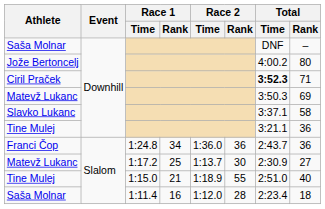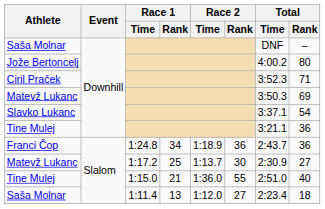(273, 79) bold -> (272, 79) normal
(305, 113) 58 -> (305, 113) 54
(208, 146) 1:36.0 -> (208, 146) 1:18.9
(208, 179) 1:18.9 -> (208, 179) 1:36.0
(175, 196) 16 -> (175, 196) 13
(240, 196) 28 -> (240, 196) 27
